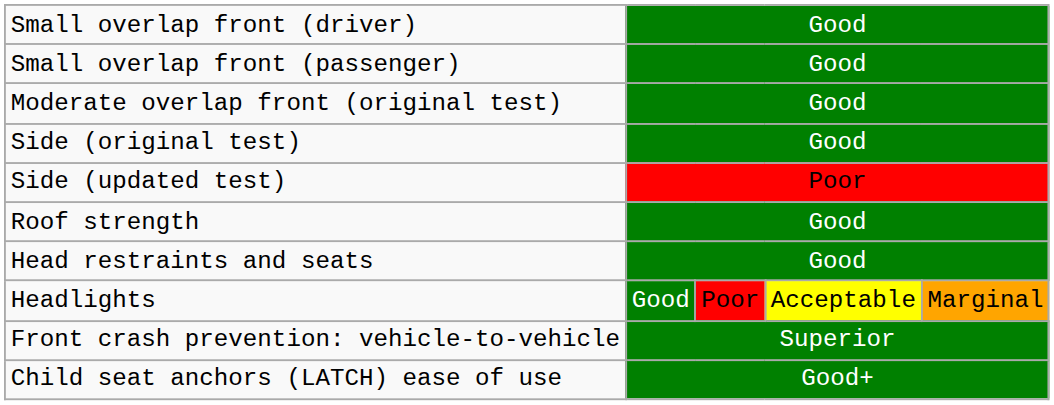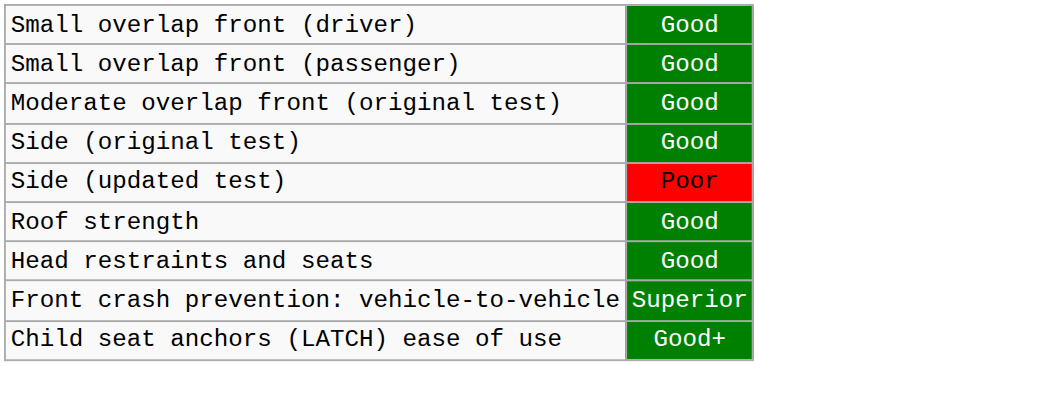- row: (83, 300)
